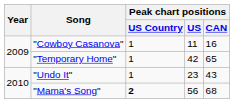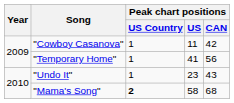(211, 43) 16 -> (211, 43) 42
(193, 59) 42 -> (193, 59) 41
(211, 59) 65 -> (211, 59) 56
(193, 91) 56 -> (193, 91) 58
